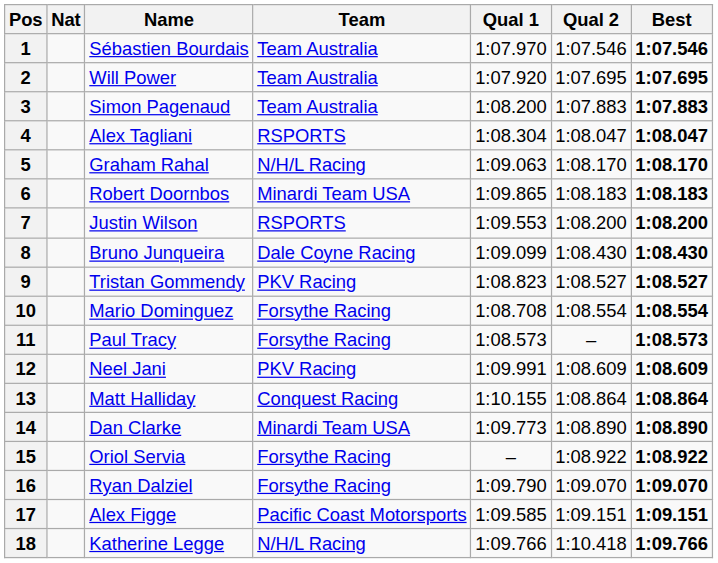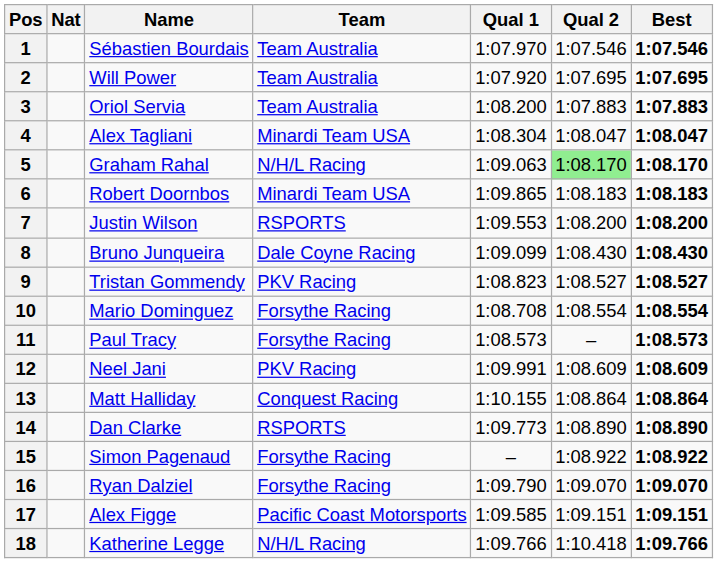(160, 107) Simon Pagenaud -> (137, 107) Oriol Servia
(301, 136) RSPORTS -> (334, 136) Minardi Team USA
(591, 165) no background -> (591, 165) lightgreen background
(334, 427) Minardi Team USA -> (301, 427) RSPORTS
(137, 456) Oriol Servia -> (160, 456) Simon Pagenaud
